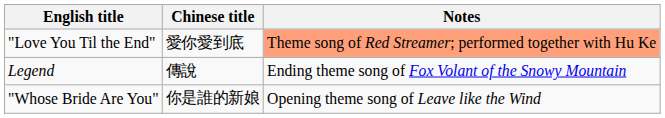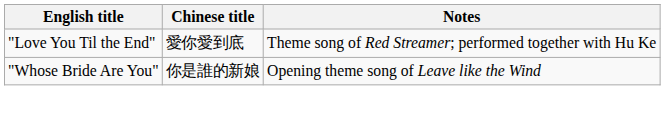(462, 43) lightsalmon background -> (462, 43) no background
- row: (31, 71)
